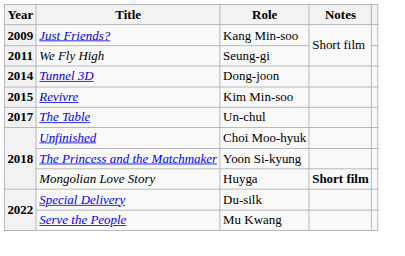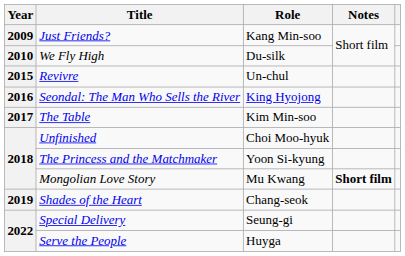(20, 55) 2011 -> (20, 55) 2010
(246, 55) Seung-gi -> (266, 55) Du-silk
- row: (66, 76)
(258, 96) Kim Min-soo -> (267, 76) Un-chul
+ row: (140, 96)
(244, 117) Un-chul -> (281, 117) Kim Min-soo
(240, 179) Huyga -> (275, 179) Mu Kwang
+ row: (91, 199)
(243, 199) Du-silk -> (270, 220) Seung-gi
(252, 220) Mu Kwang -> (263, 240) Huyga
